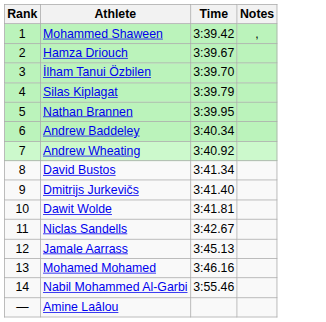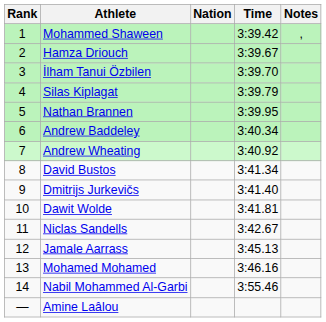+ column: (212, 14)
